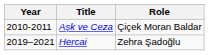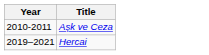- column: (159, 12)
